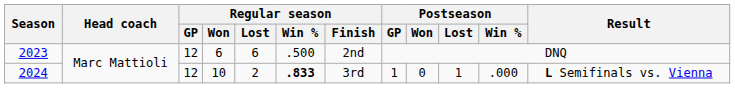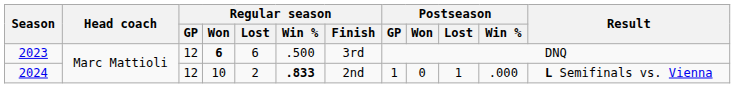(219, 54) normal -> (219, 54) bold
(353, 54) 2nd -> (353, 54) 3rd
(353, 73) 3rd -> (353, 73) 2nd
